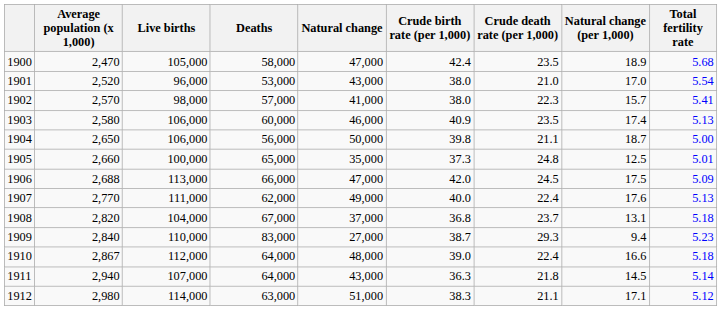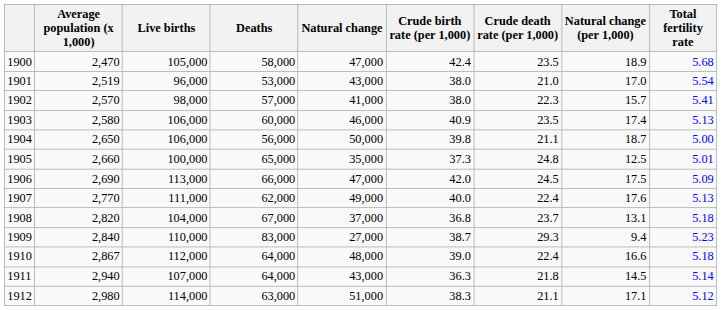(106, 81) 2,520 -> (106, 81) 2,519
(106, 178) 2,688 -> (106, 178) 2,690
